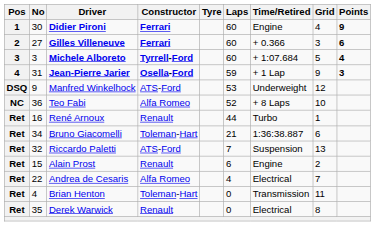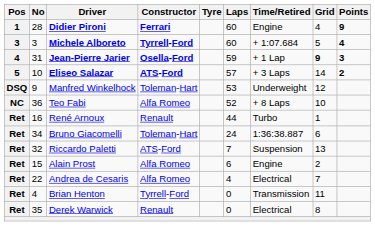(37, 27) 30 -> (37, 27) 28
- row: (87, 42)
(318, 73) normal -> (318, 58) bold
+ row: (81, 73)
(160, 88) ATS-Ford -> (169, 88) Toleman-Hart
(231, 133) 21 -> (231, 133) 24
(157, 164) Renault -> (165, 164) Alfa Romeo
(169, 194) Toleman-Hart -> (165, 194) Tyrrell-Ford
